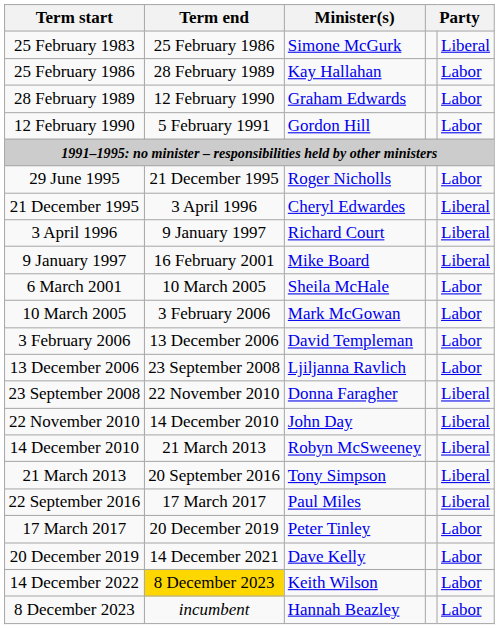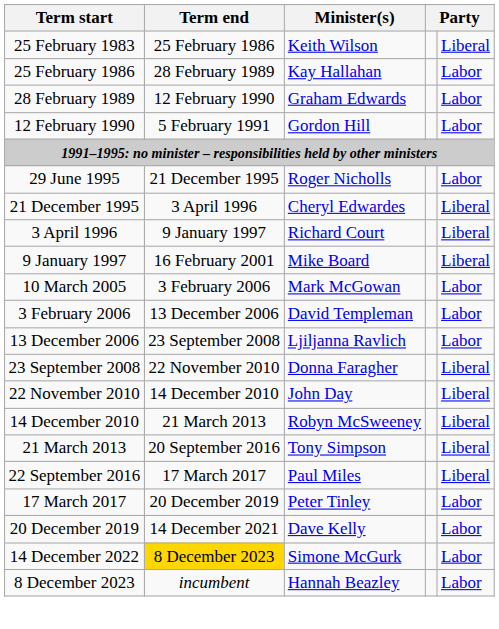(345, 44) Simone McGurk -> (333, 44) Keith Wilson
- row: (74, 286)
(333, 582) Keith Wilson -> (345, 555) Simone McGurk
